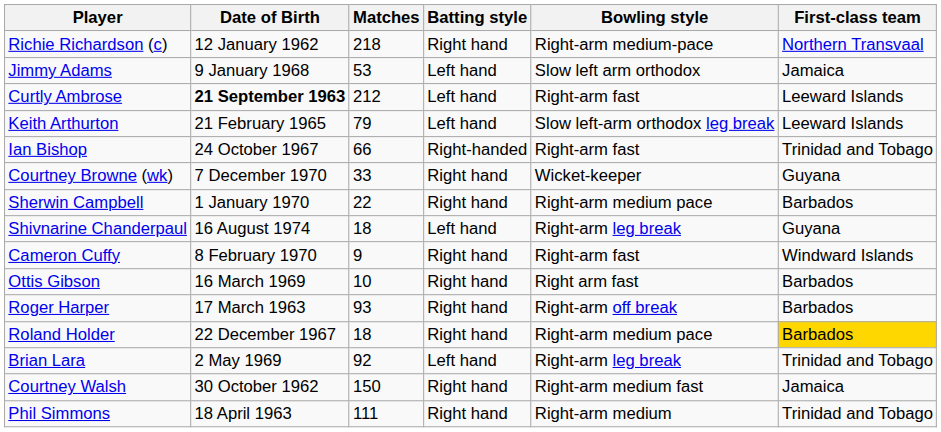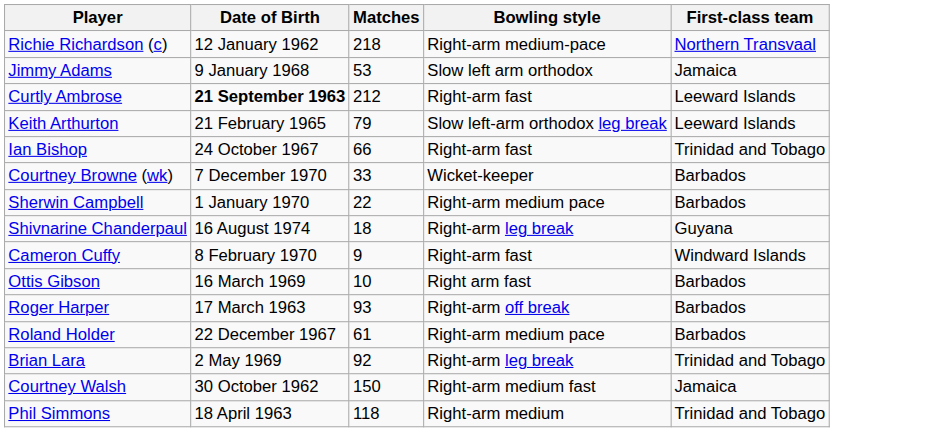- column: (477, 17)
(811, 176) Guyana -> (710, 176) Barbados
(362, 334) 18 -> (362, 334) 61
(818, 334) gold background -> (710, 334) no background
(366, 413) 111 -> (366, 413) 118
